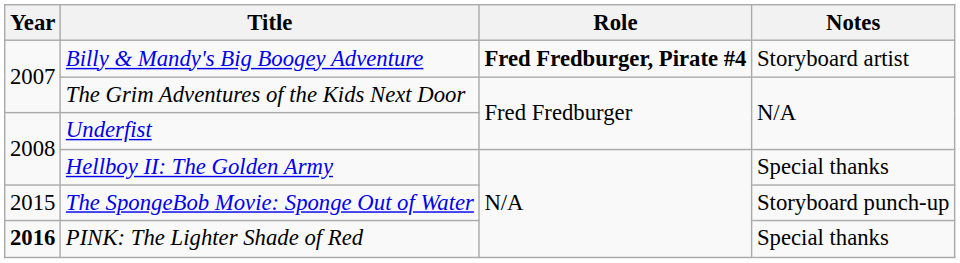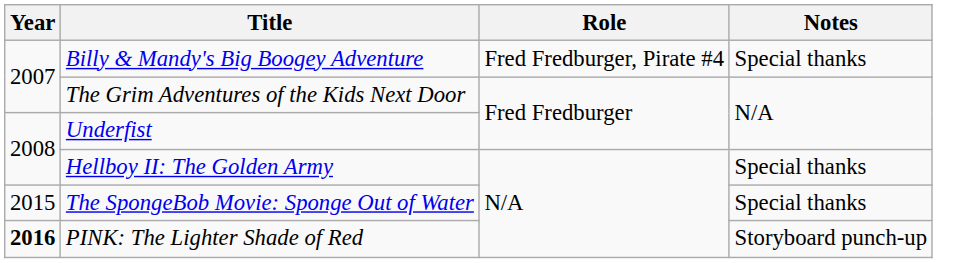(615, 58) bold -> (604, 58) normal
(833, 58) Storyboard artist -> (801, 58) Special thanks
(853, 202) Storyboard punch-up -> (801, 202) Special thanks
(823, 238) Special thanks -> (831, 238) Storyboard punch-up
